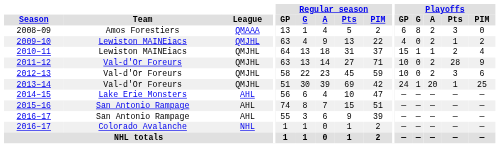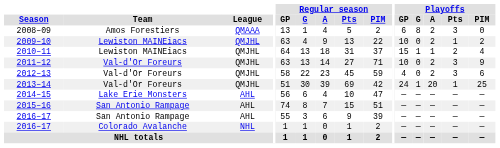(404, 41) 4 -> (404, 41) 10
(455, 63) 28 -> (455, 63) 3
(404, 74) 10 -> (404, 74) 4
